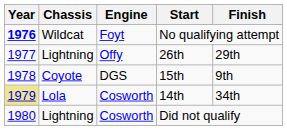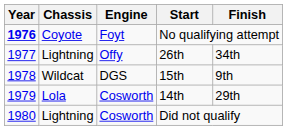(63, 35) Wildcat -> (62, 35) Coyote
(228, 55) 29th -> (228, 55) 34th
(62, 75) Coyote -> (63, 75) Wildcat
(22, 96) khaki background -> (22, 96) no background
(228, 96) 34th -> (228, 96) 29th
